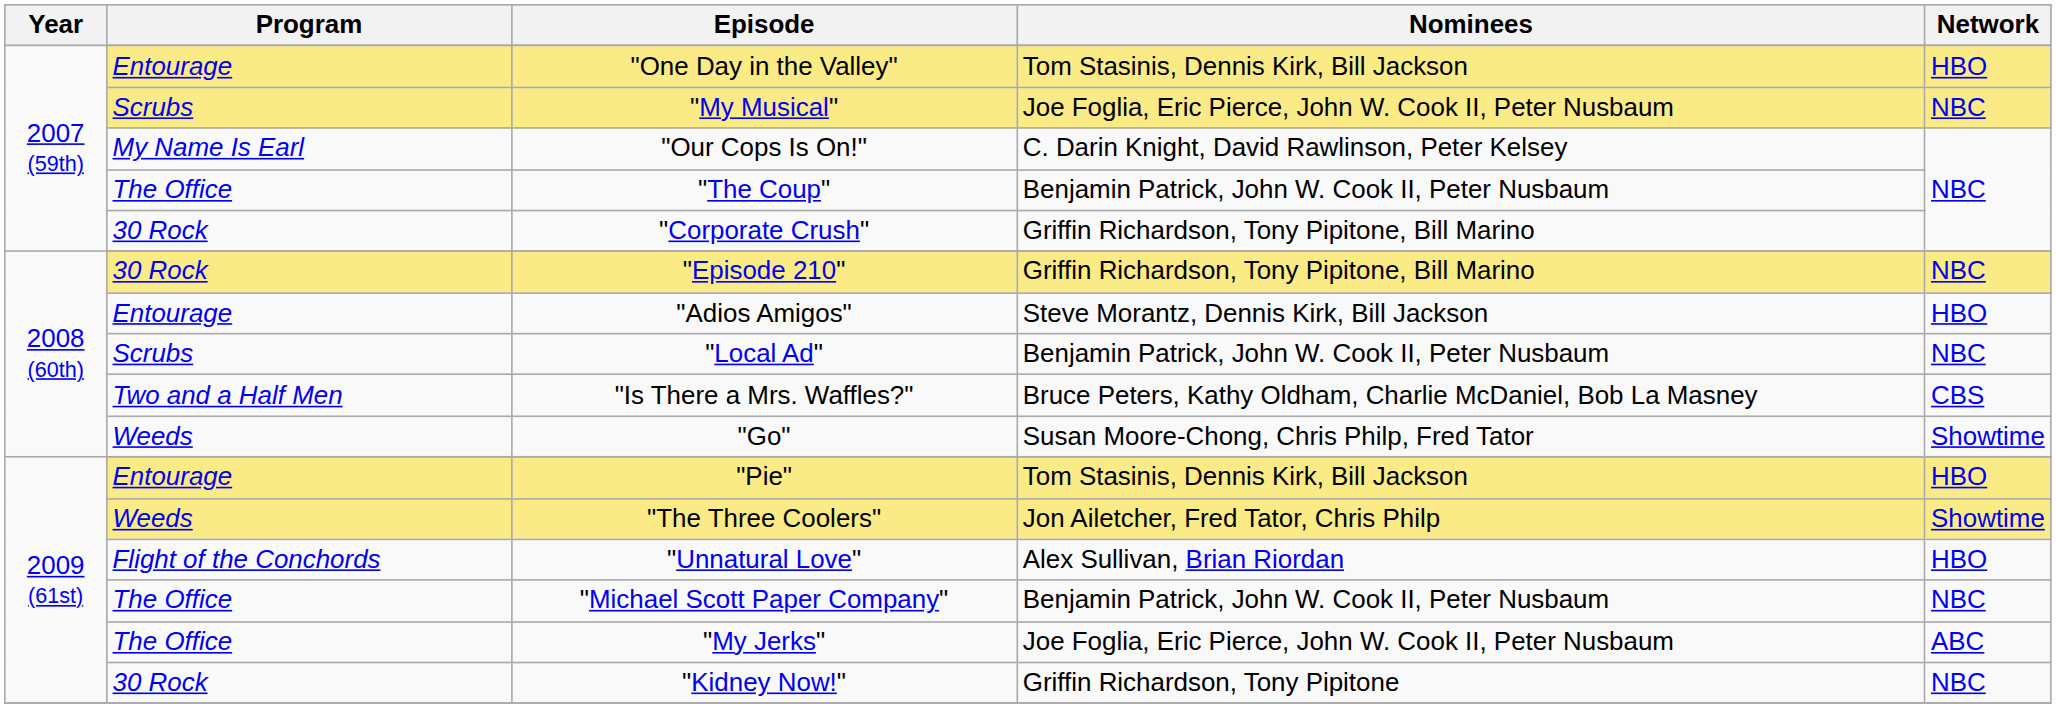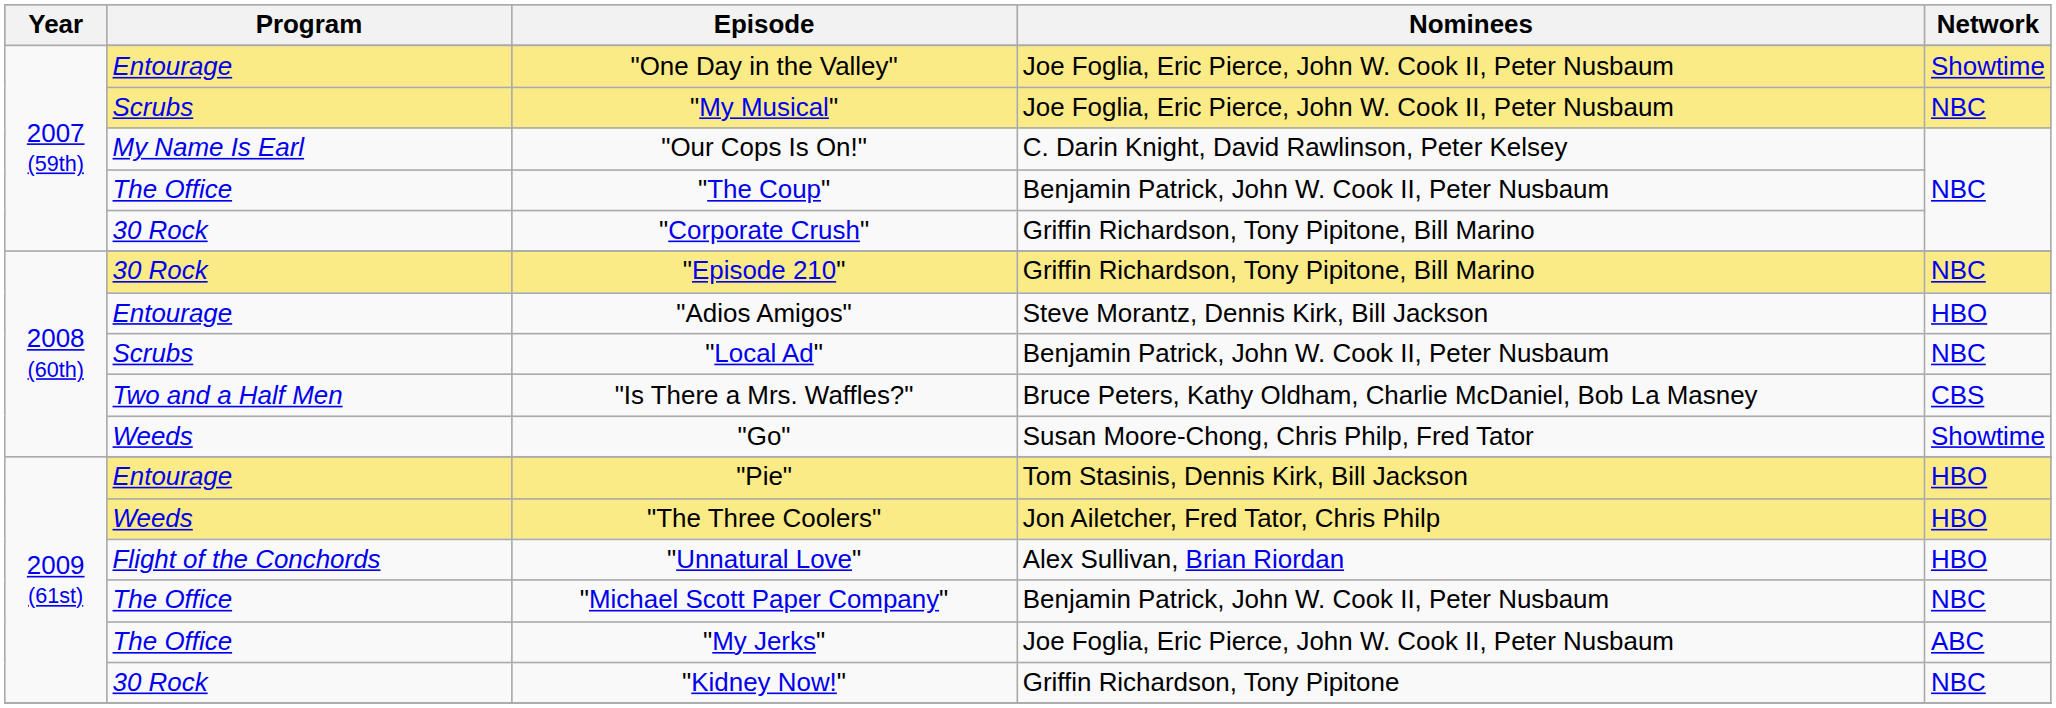(1245, 66) Tom Stasinis, Dennis Kirk, Bill Jackson -> (1348, 66) Joe Foglia, Eric Pierce, John W. Cook II, Peter Nusbaum
(1959, 66) HBO -> (1988, 66) Showtime
(1988, 518) Showtime -> (1959, 518) HBO
